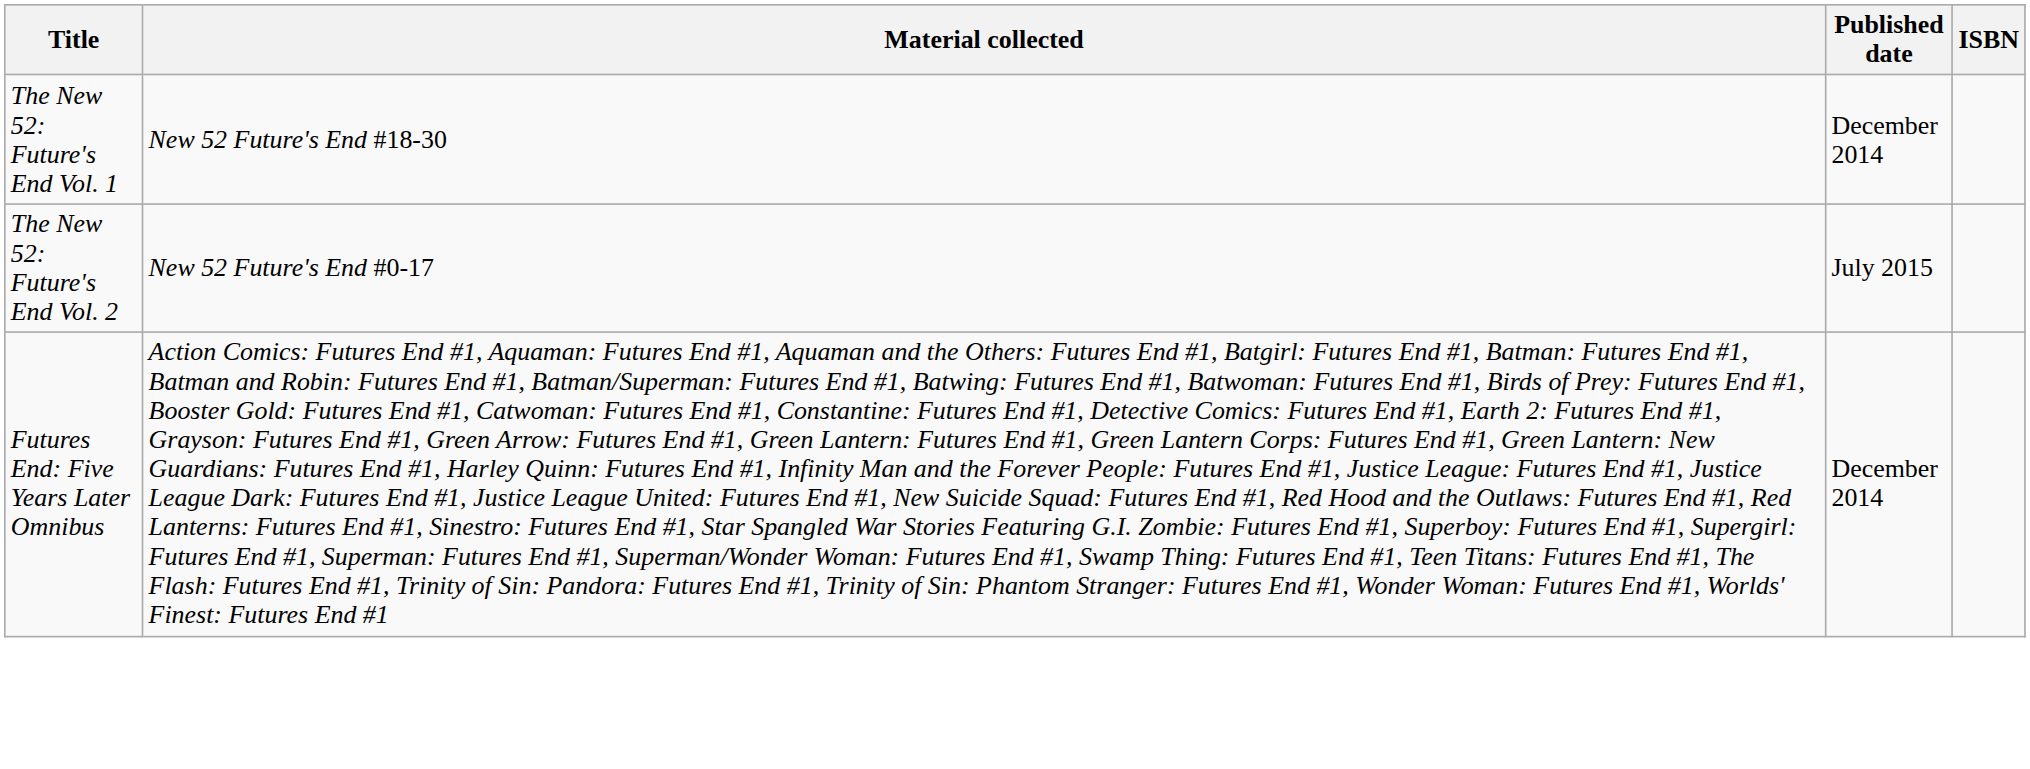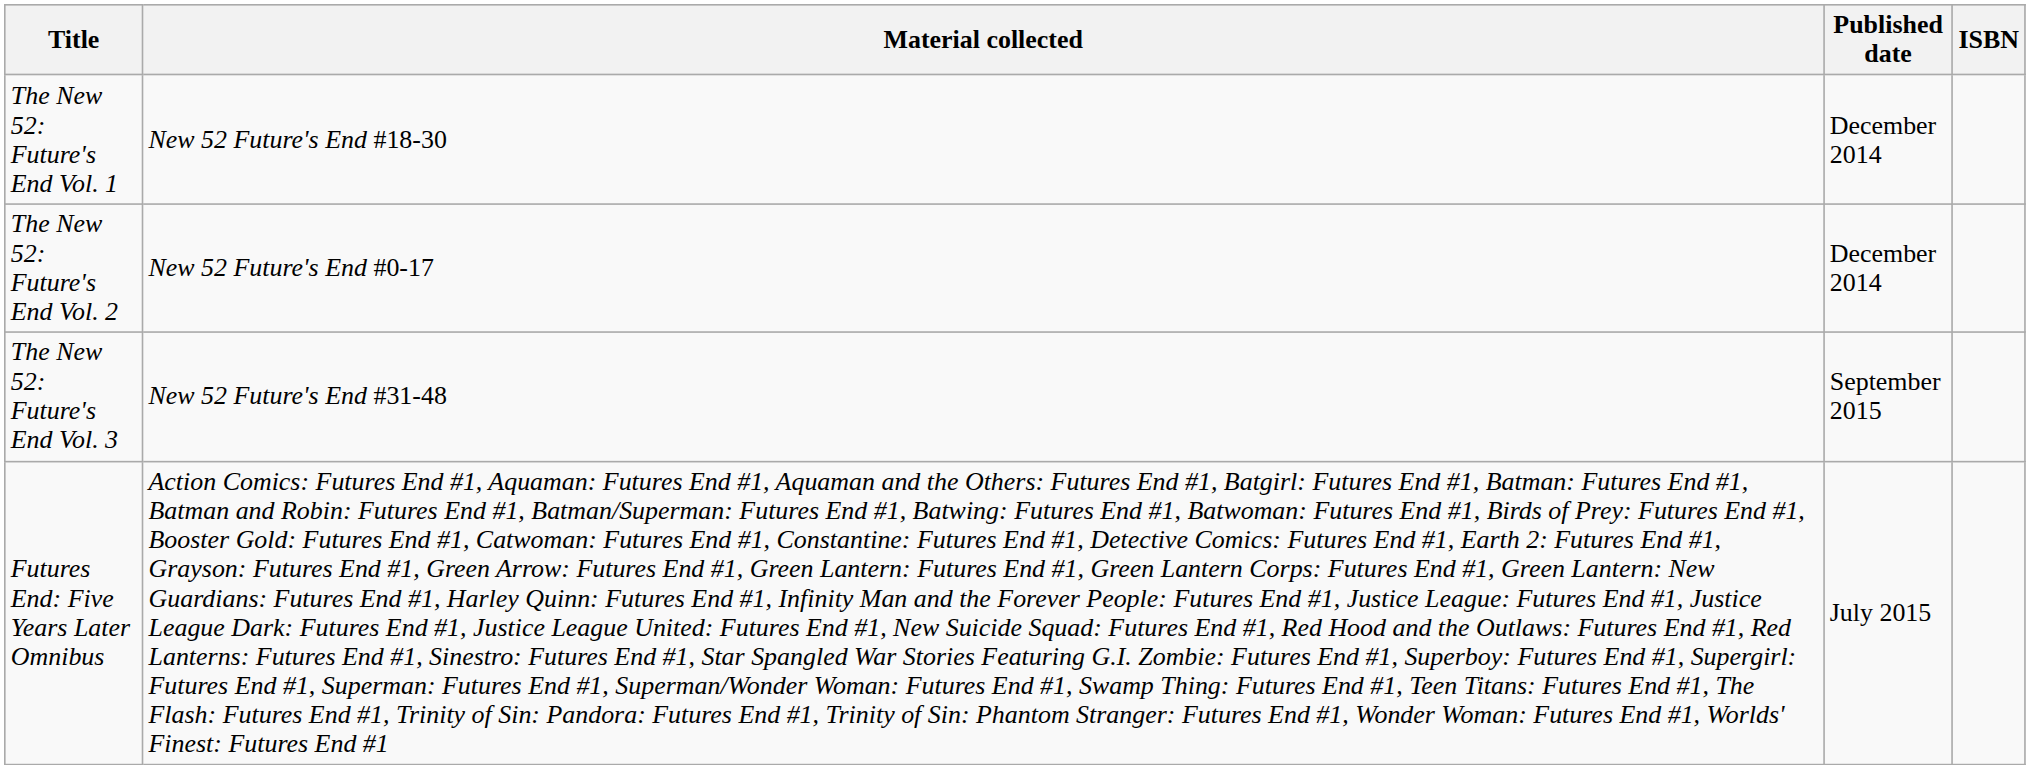(1882, 267) July 2015 -> (1883, 267) December 2014
+ row: (64, 396)
(1885, 483) December 2014 -> (1881, 612) July 2015
